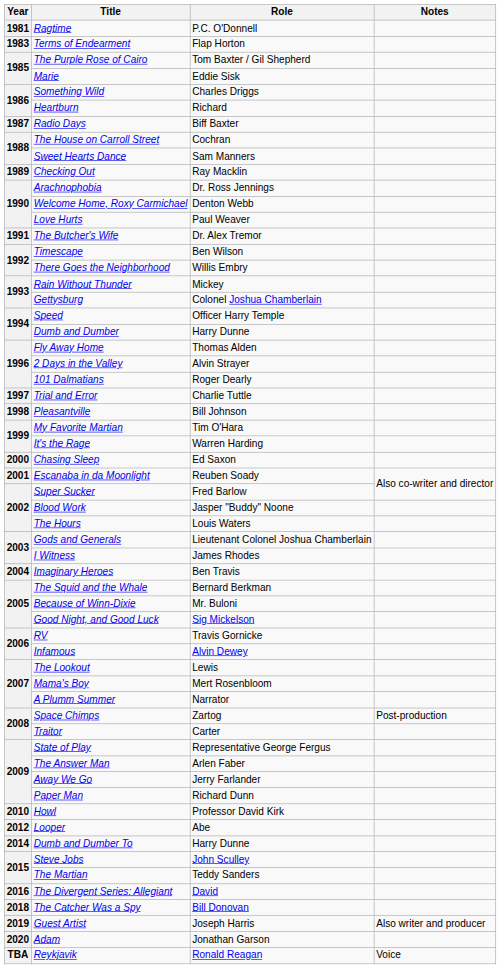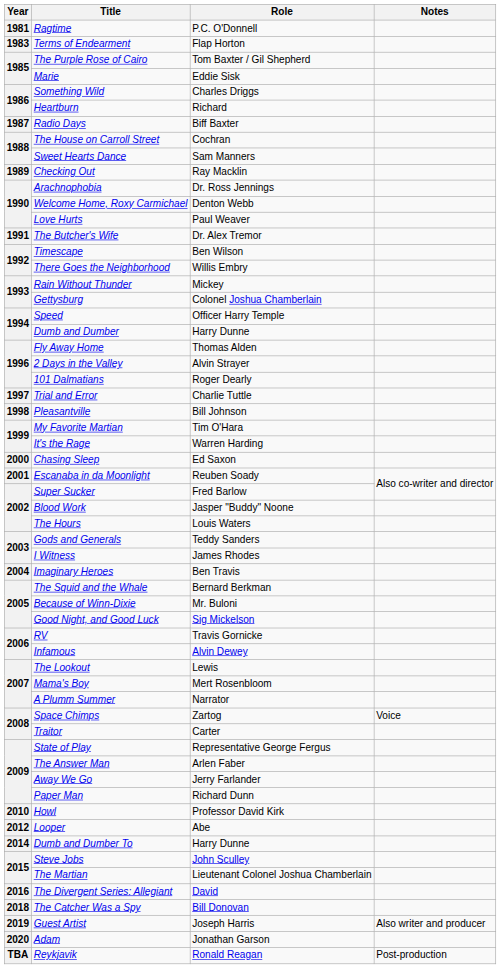(282, 540) Lieutenant Colonel Joshua Chamberlain -> (226, 540) Teddy Sanders
(411, 715) Post-production -> (389, 715) Voice
(226, 875) Teddy Sanders -> (282, 875) Lieutenant Colonel Joshua Chamberlain
(389, 955) Voice -> (411, 955) Post-production
